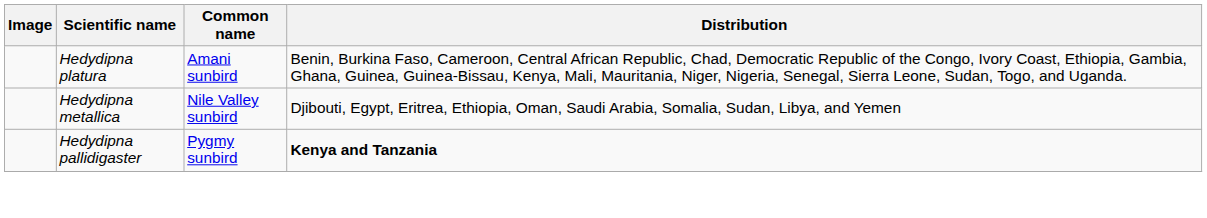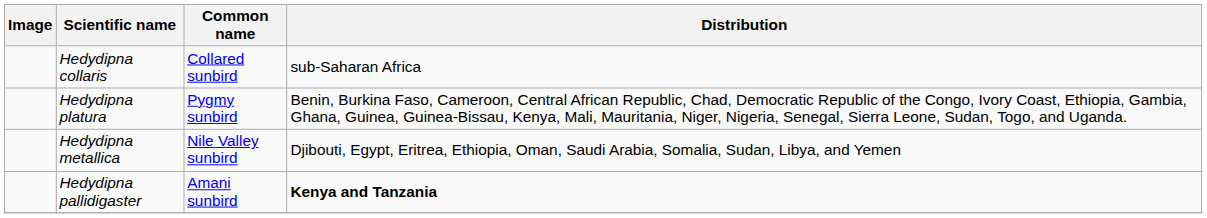+ row: (96, 66)
(212, 66) Amani sunbird -> (212, 108) Pygmy sunbird
(212, 150) Pygmy sunbird -> (212, 191) Amani sunbird
